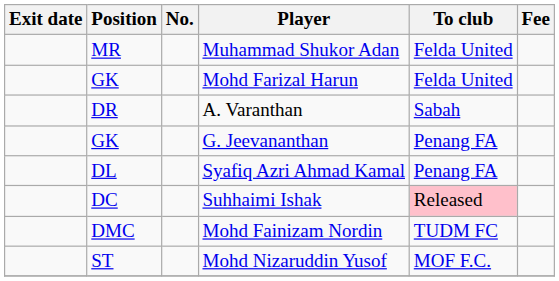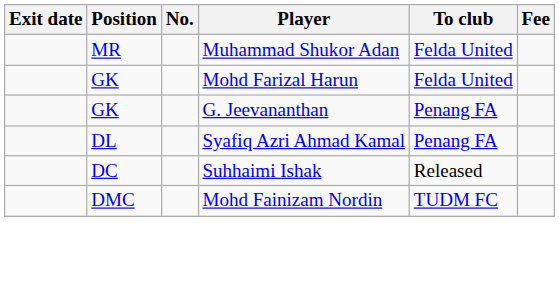- row: (253, 110)
(448, 200) pink background -> (448, 170) no background
- row: (295, 261)
